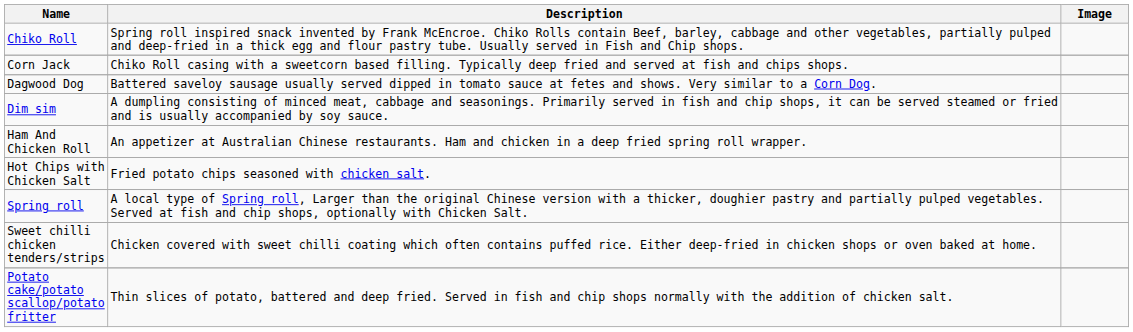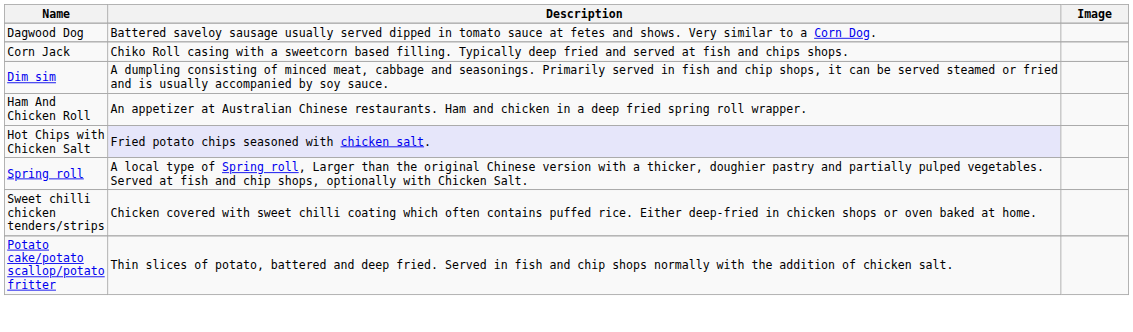- row: (42, 39)
rows swapped: (39, 65) <-> (46, 84)
(271, 174) no background -> (271, 142) lavender background
